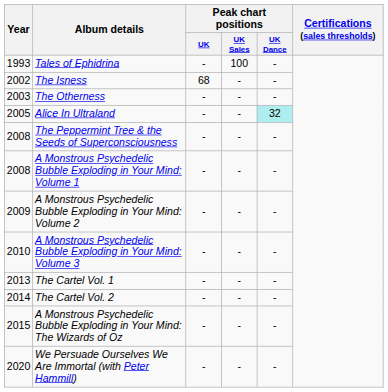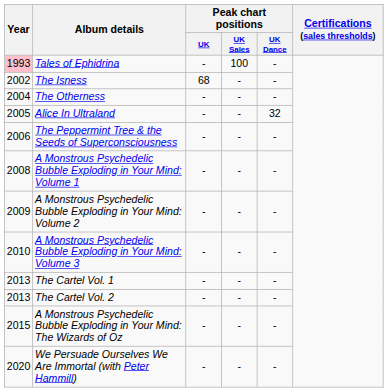(19, 63) no background -> (19, 63) pink background
(19, 97) 2003 -> (19, 97) 2004
(275, 114) paleturquoise background -> (275, 114) no background
(19, 136) 2008 -> (19, 136) 2006
(19, 297) 2014 -> (19, 297) 2013
